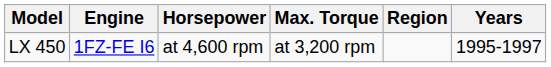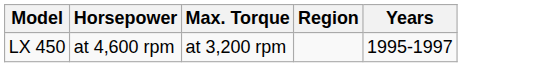- column: (114, 18)
